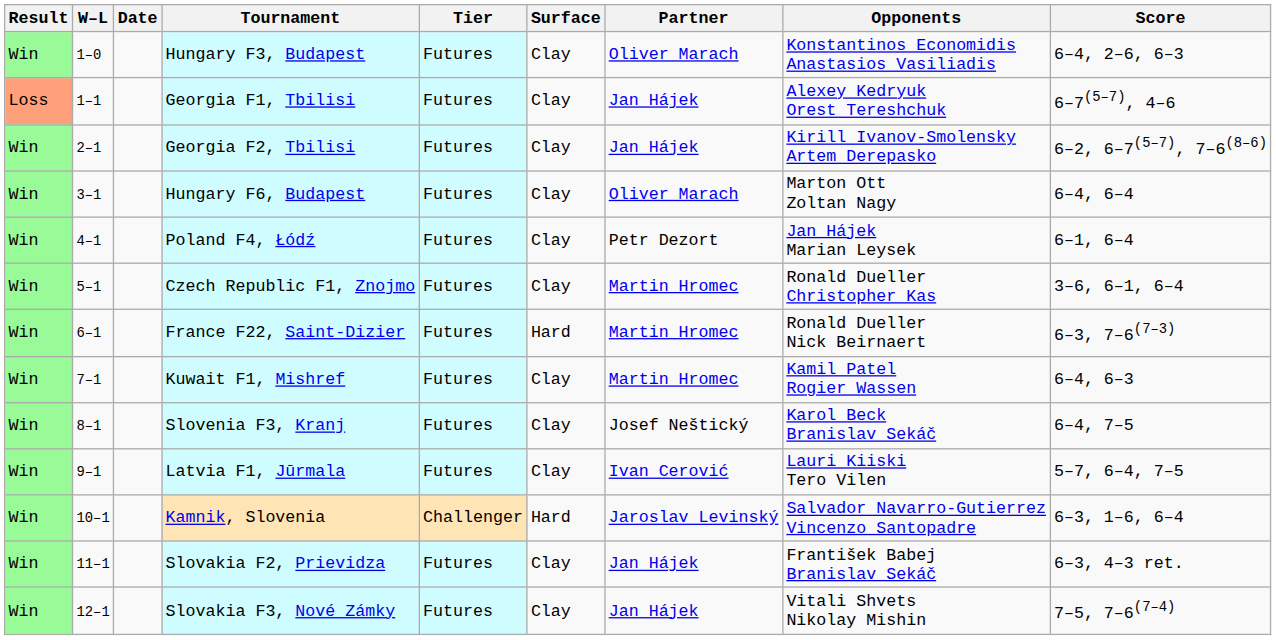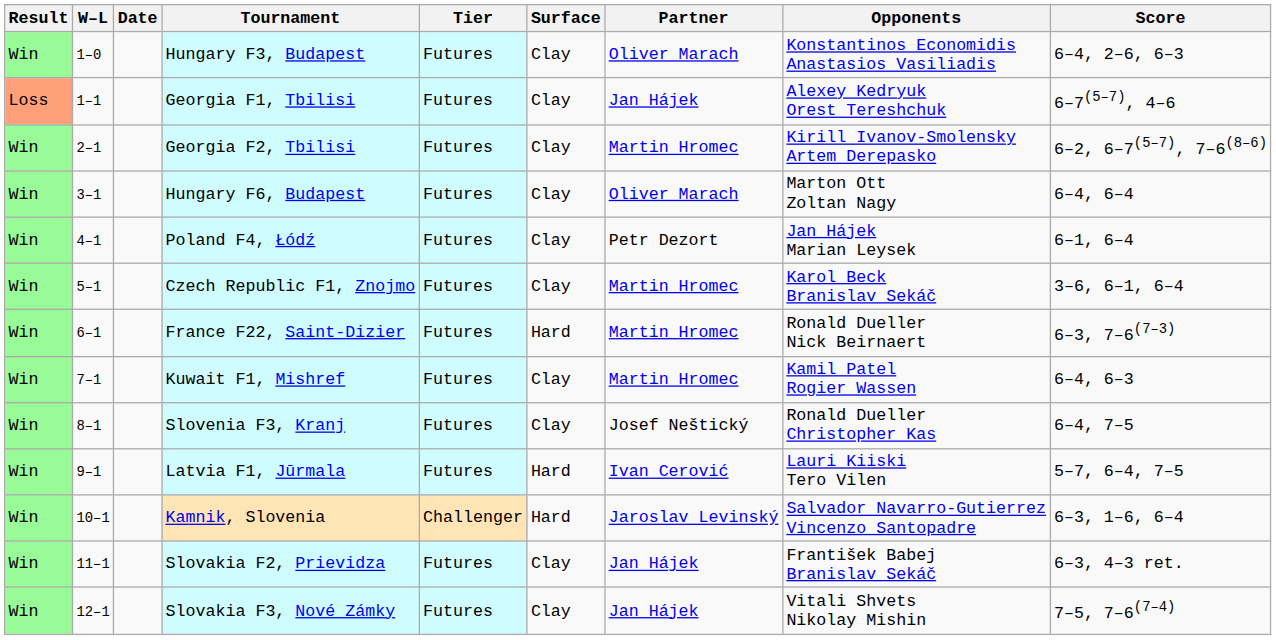(654, 148) Jan Hájek -> (674, 148) Martin Hromec
(861, 287) Ronald Dueller Christopher Kas -> (861, 287) Karol Beck Branislav Sekáč
(861, 425) Karol Beck Branislav Sekáč -> (861, 425) Ronald Dueller Christopher Kas
(551, 472) Clay -> (551, 472) Hard
